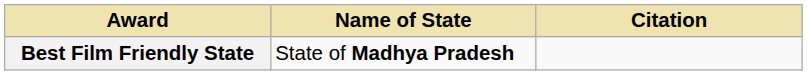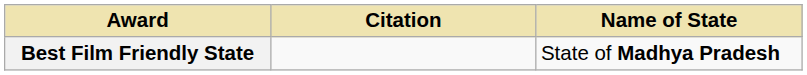columns swapped: (403, 20) <-> (669, 20)
